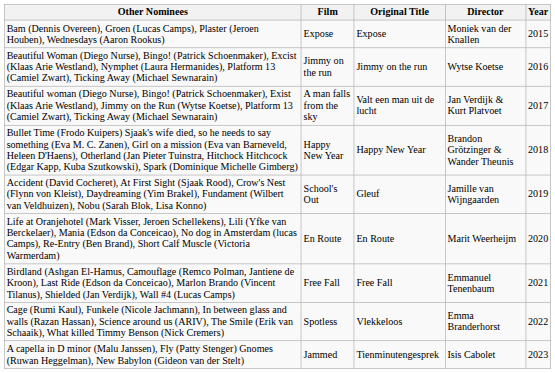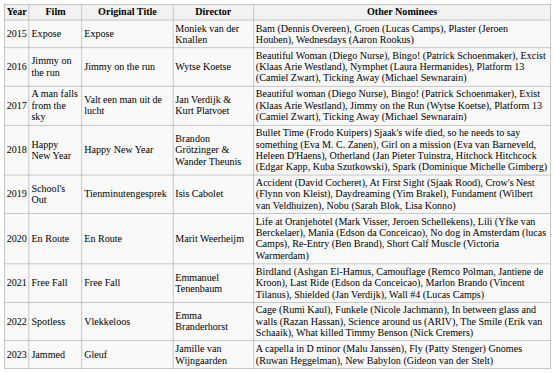columns swapped: (538, 12) <-> (153, 12)
(368, 194) Gleuf -> (125, 194) Tienminutengesprek
(473, 194) Jamille van Wijngaarden -> (199, 194) Isis Cabolet
(398, 354) Tienminutengesprek -> (96, 354) Gleuf
(471, 354) Isis Cabolet -> (201, 354) Jamille van Wijngaarden
